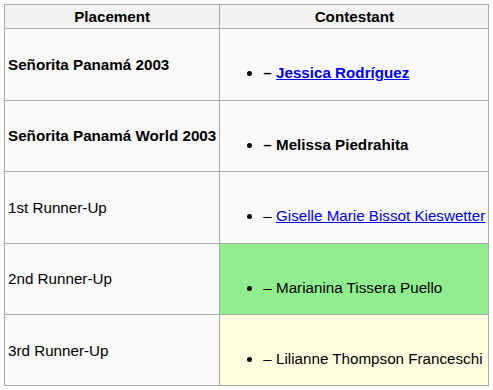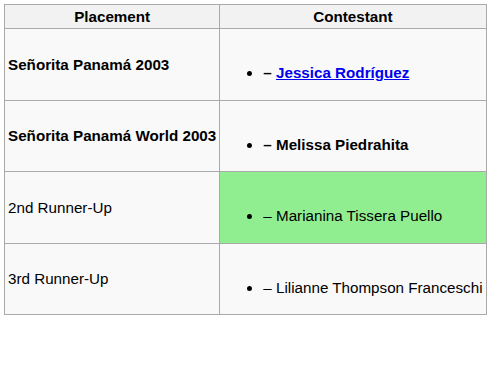- row: (57, 207)
(354, 359) lightyellow background -> (353, 287) no background
